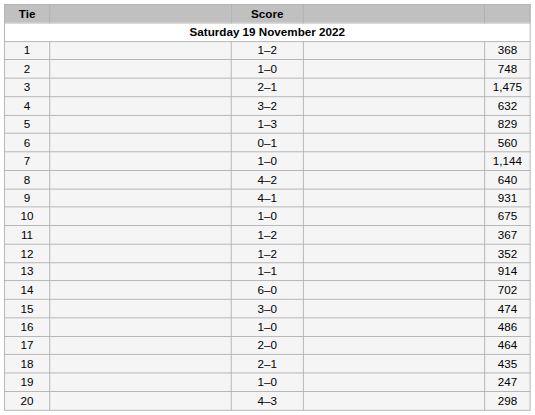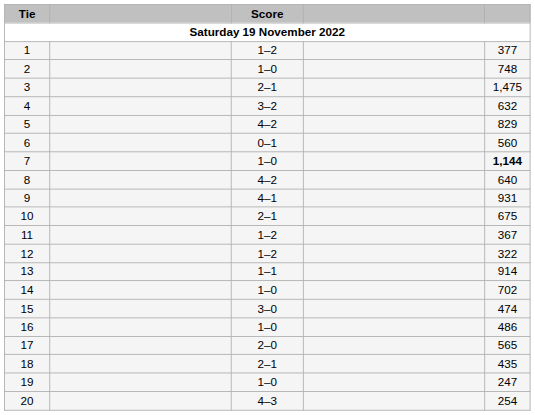(507, 51) 368 -> (507, 51) 377
(267, 125) 1–3 -> (267, 125) 4–2
(507, 161) normal -> (507, 161) bold
(267, 217) 1–0 -> (267, 217) 2–1
(507, 254) 352 -> (507, 254) 322
(267, 290) 6–0 -> (267, 290) 1–0
(507, 346) 464 -> (507, 346) 565
(507, 401) 298 -> (507, 401) 254
